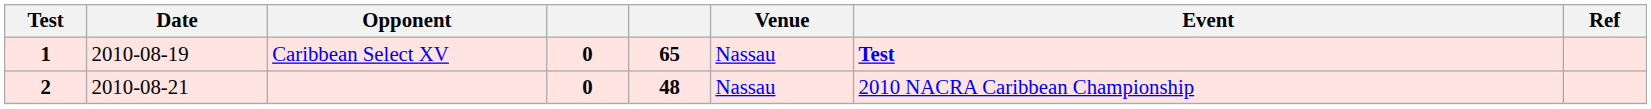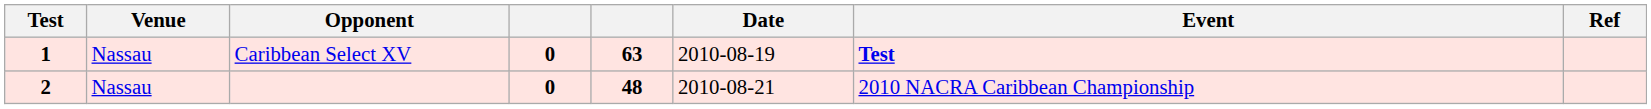columns swapped: (177, 20) <-> (782, 20)
(670, 53) 65 -> (632, 53) 63
